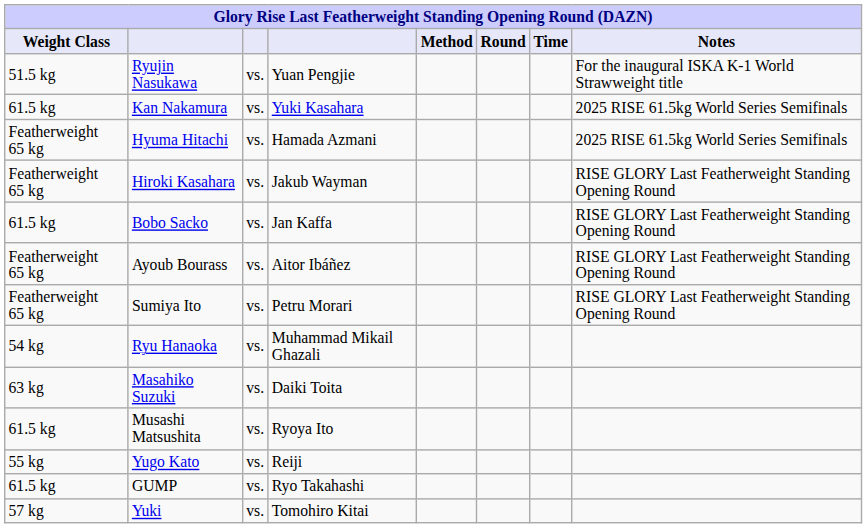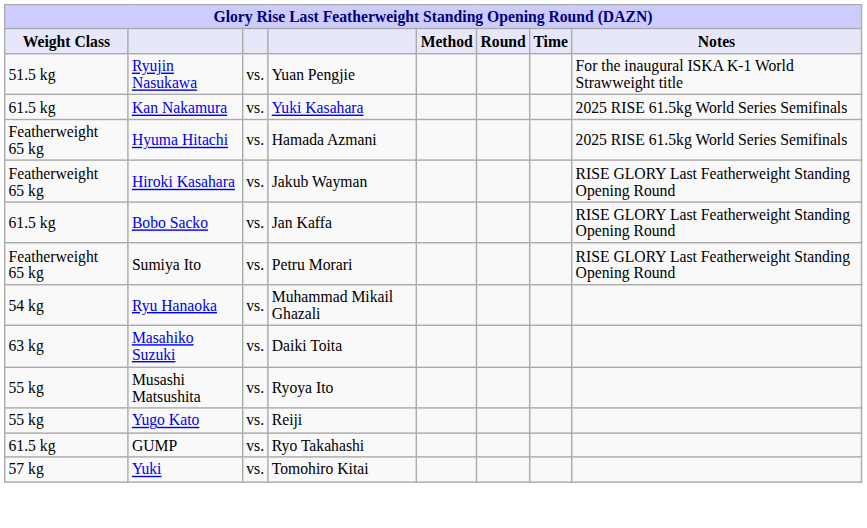- row: (180, 264)
(32, 429) 61.5 kg -> (26, 388) 55 kg
